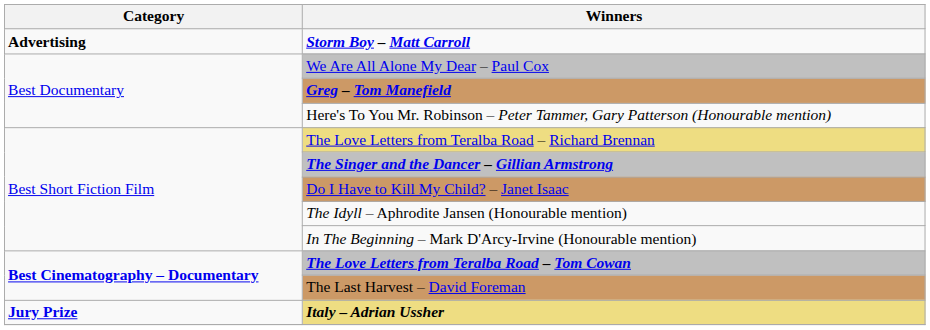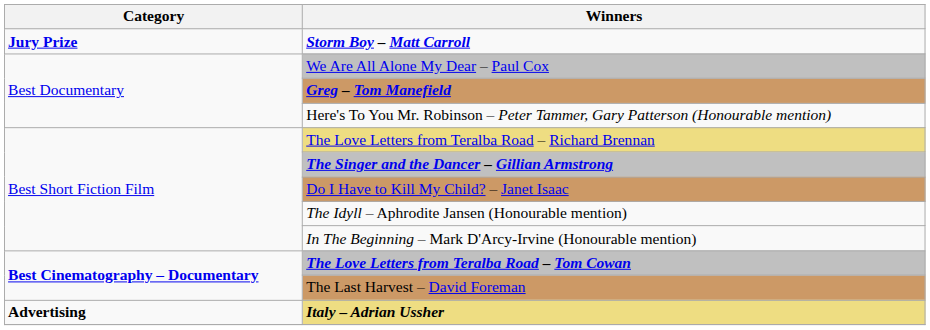(47, 41) Advertising -> (43, 41) Jury Prize
(43, 312) Jury Prize -> (47, 312) Advertising
